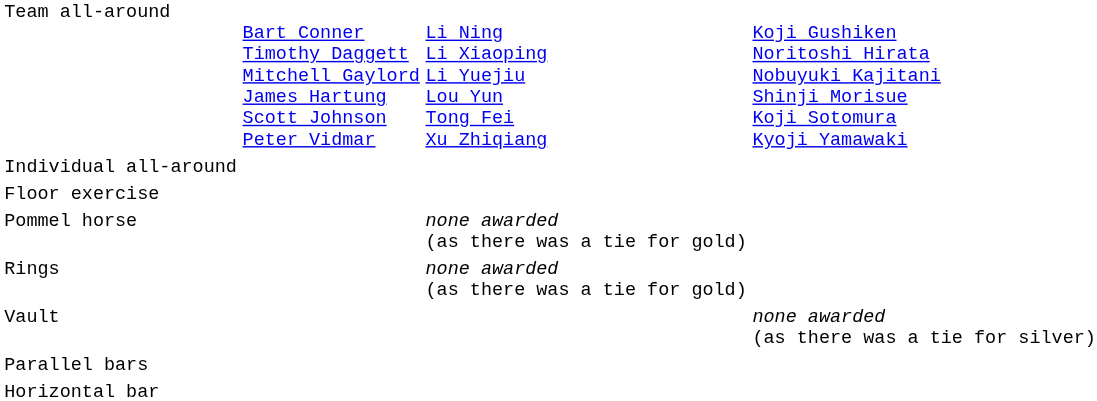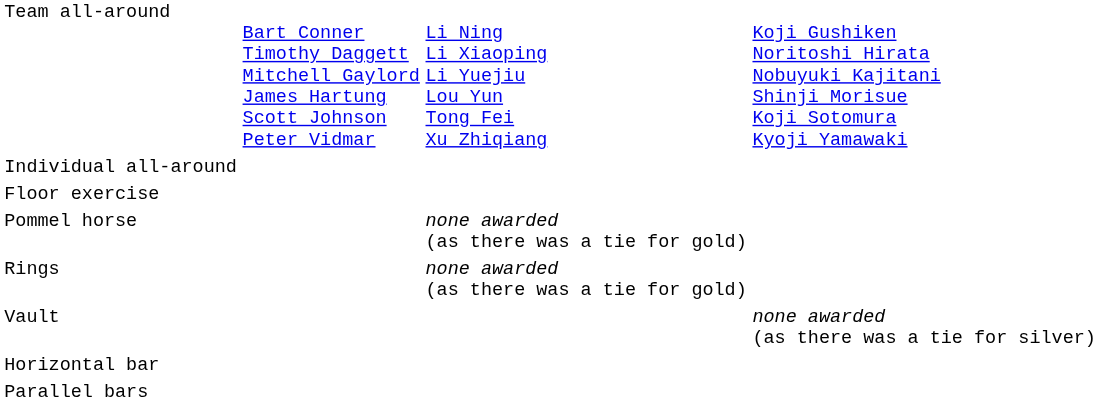rows swapped: (76, 365) <-> (82, 392)
